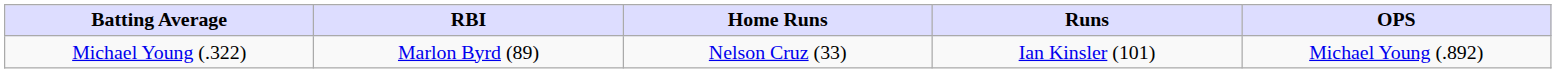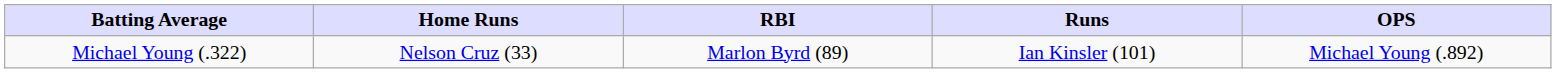columns swapped: (778, 20) <-> (468, 20)
